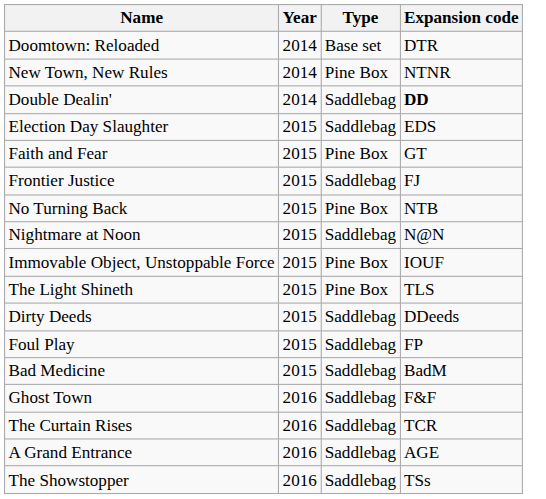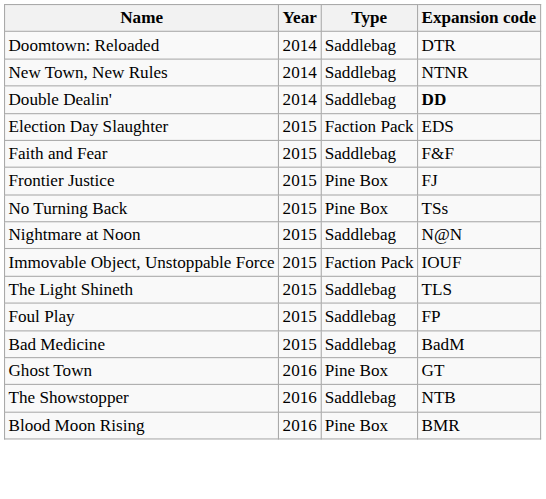(353, 45) Base set -> (360, 45) Saddlebag
(356, 72) Pine Box -> (360, 72) Saddlebag
(360, 126) Saddlebag -> (369, 126) Faction Pack
(356, 153) Pine Box -> (360, 153) Saddlebag
(415, 153) GT -> (438, 153) F&F
(360, 180) Saddlebag -> (356, 180) Pine Box
(421, 208) NTB -> (435, 208) TSs
(356, 262) Pine Box -> (369, 262) Faction Pack
(356, 289) Pine Box -> (360, 289) Saddlebag
- row: (50, 316)
(360, 398) Saddlebag -> (356, 371) Pine Box
(420, 398) F&F -> (433, 371) GT
- row: (70, 425)
- row: (70, 452)
(417, 479) TSs -> (439, 398) NTB
+ row: (77, 425)
